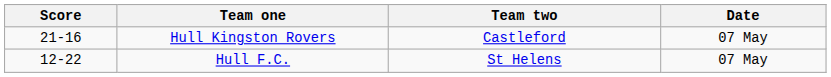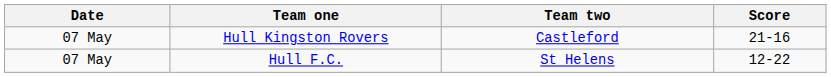columns swapped: (743, 16) <-> (61, 16)
